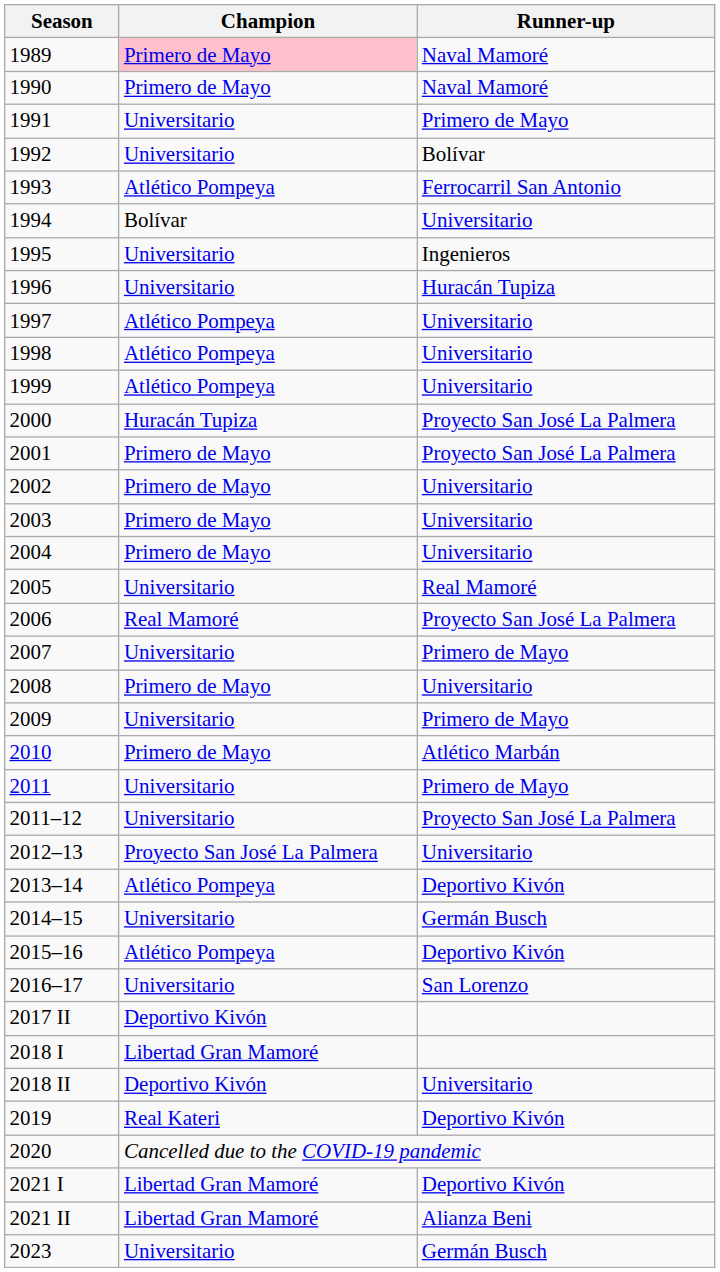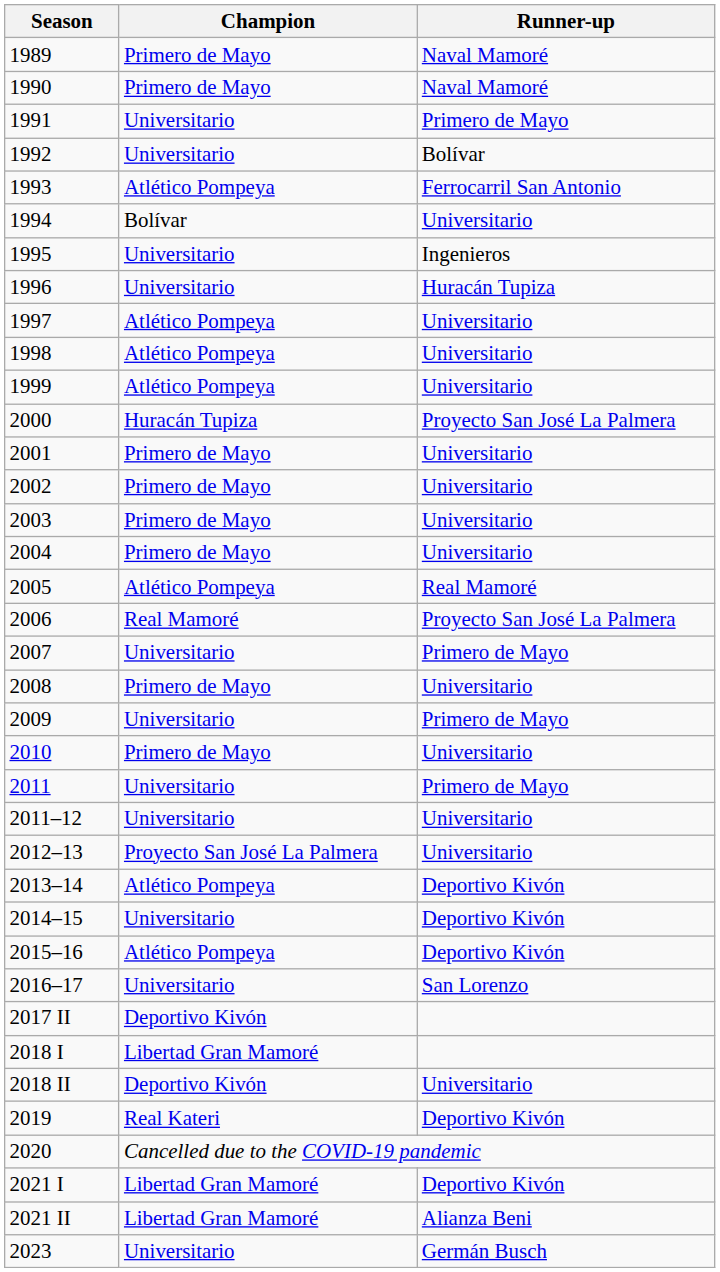(197, 54) pink background -> (197, 54) no background
(549, 453) Proyecto San José La Palmera -> (477, 453) Universitario
(179, 586) Universitario -> (199, 586) Atlético Pompeya
(491, 752) Atlético Marbán -> (477, 752) Universitario
(549, 818) Proyecto San José La Palmera -> (477, 818) Universitario
(484, 918) Germán Busch -> (493, 918) Deportivo Kivón
